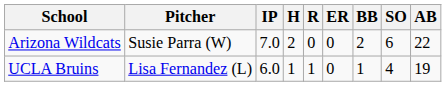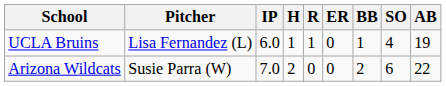rows swapped: (65, 42) <-> (53, 68)
